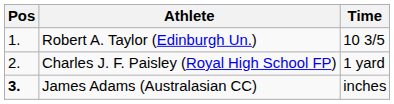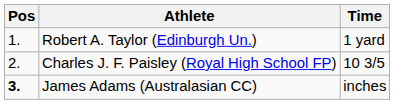(364, 39) 10 3/5 -> (364, 39) 1 yard
(364, 63) 1 yard -> (364, 63) 10 3/5
